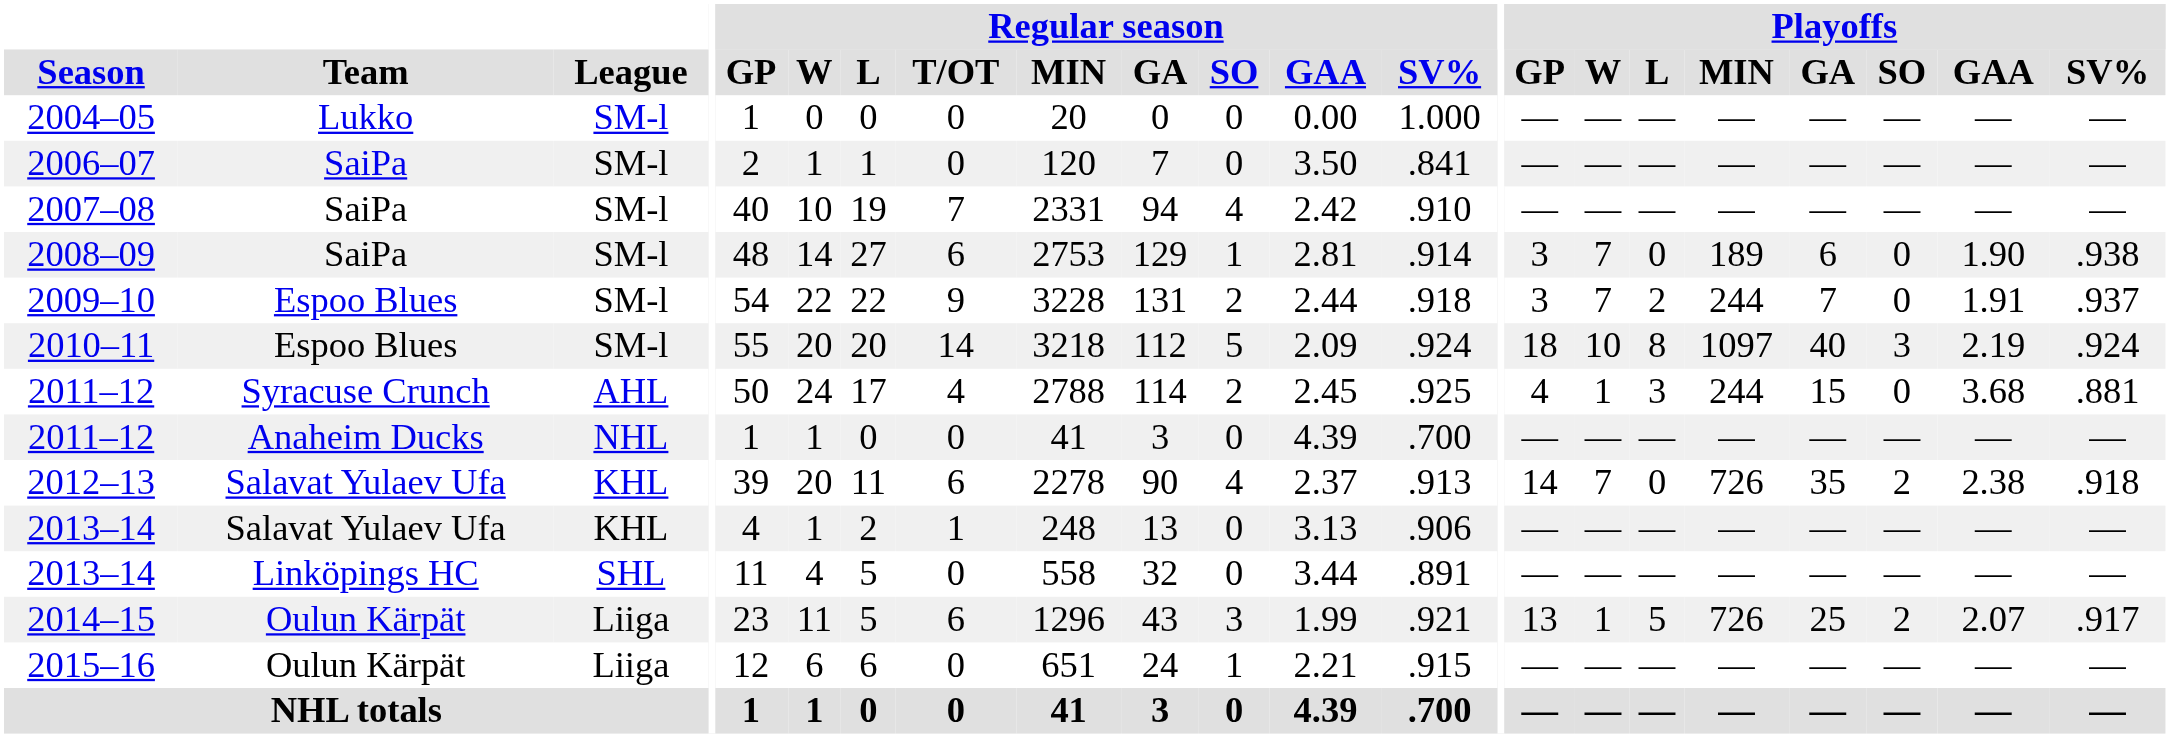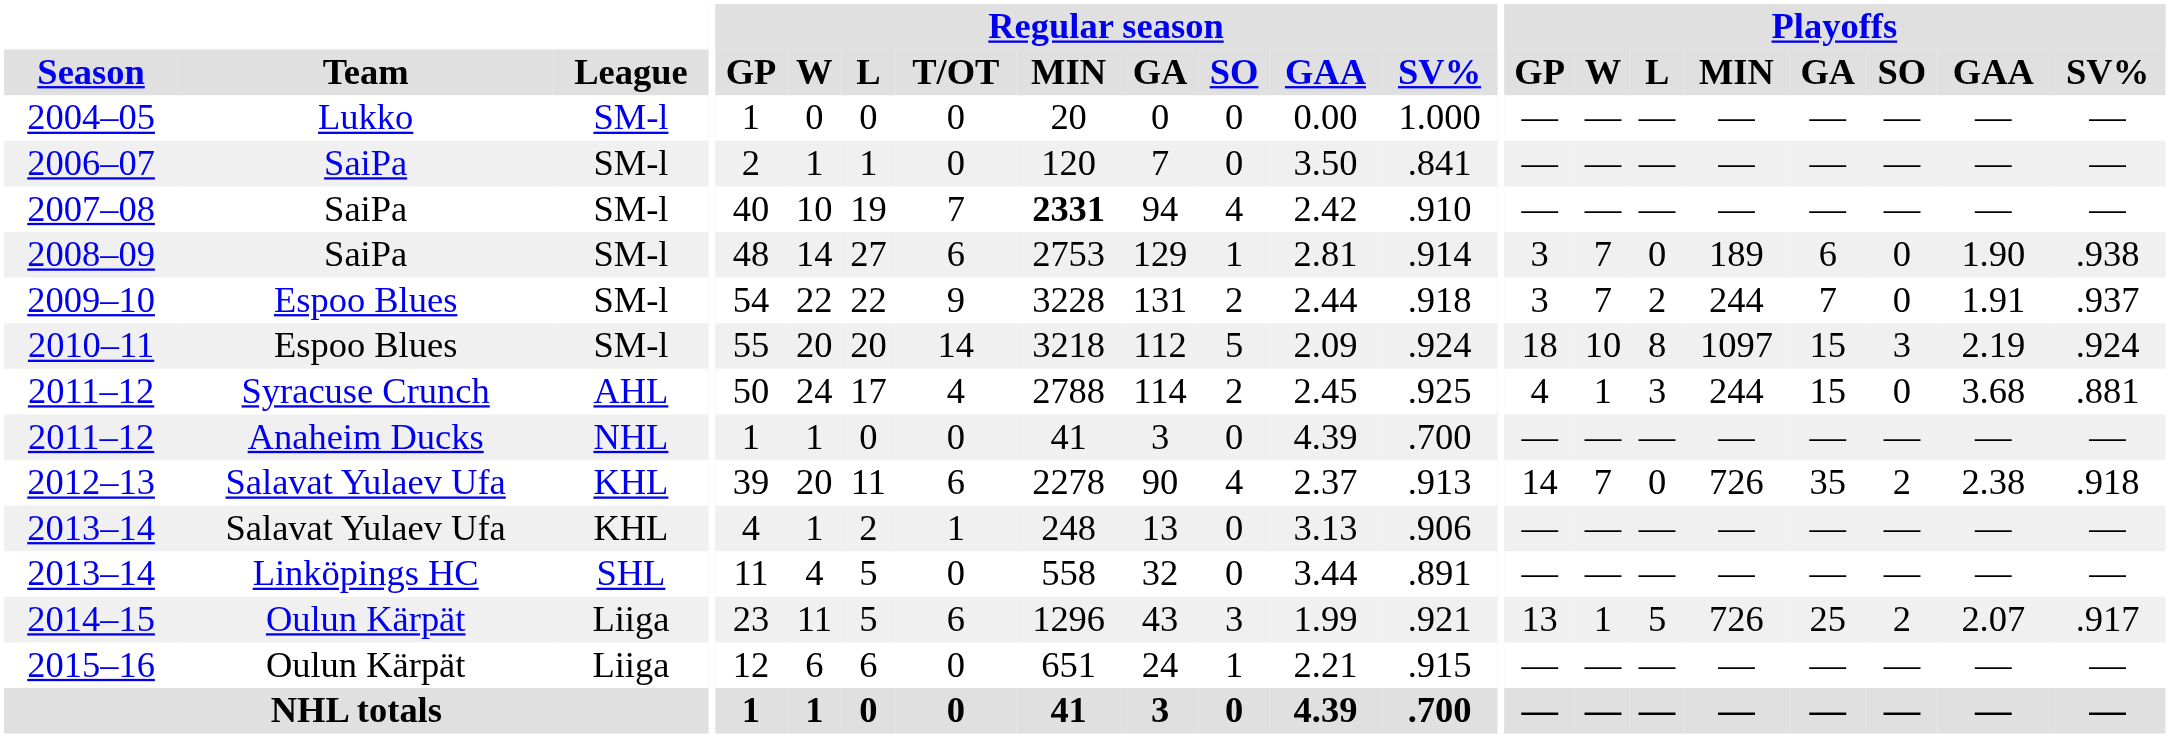(1069, 208) normal -> (1069, 208) bold
(1828, 345) 40 -> (1828, 345) 15
